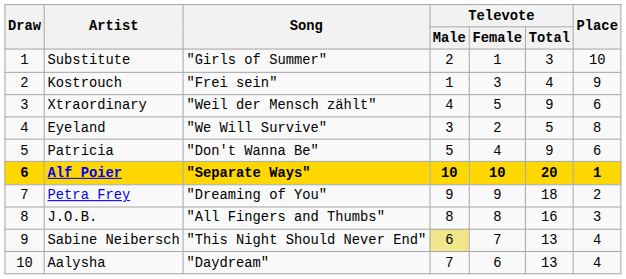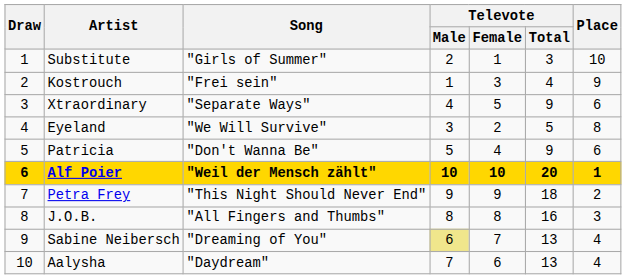(282, 106) "Weil der Mensch zählt" -> (248, 106) "Separate Ways"
(248, 173) "Separate Ways" -> (282, 173) "Weil der Mensch zählt"
(257, 195) "Dreaming of You" -> (306, 195) "This Night Should Never End"
(306, 240) "This Night Should Never End" -> (257, 240) "Dreaming of You"
